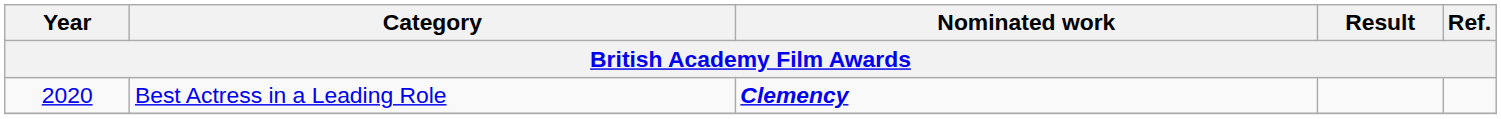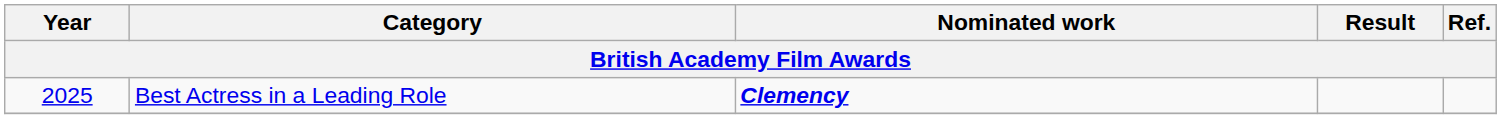(67, 95) 2020 -> (67, 95) 2025
